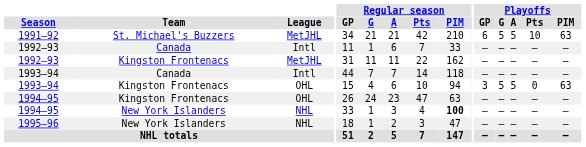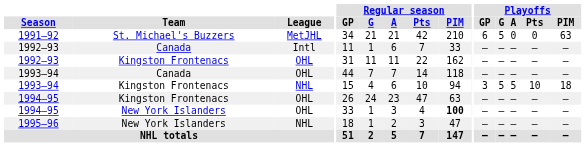(513, 35) 5 -> (513, 35) 0
(535, 35) 10 -> (535, 35) 0
(304, 61) MetJHL -> (304, 61) OHL
(304, 73) Intl -> (304, 73) OHL
(304, 86) OHL -> (304, 86) NHL
(535, 86) 0 -> (535, 86) 10
(566, 86) 63 -> (566, 86) 18
(304, 111) NHL -> (304, 111) OHL
